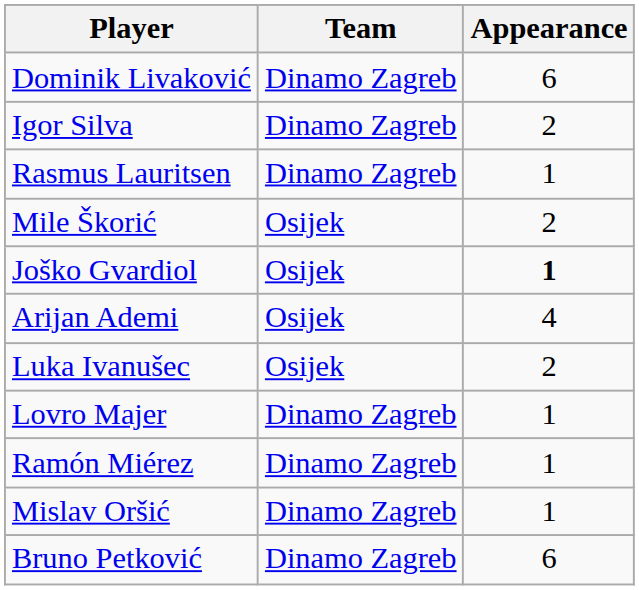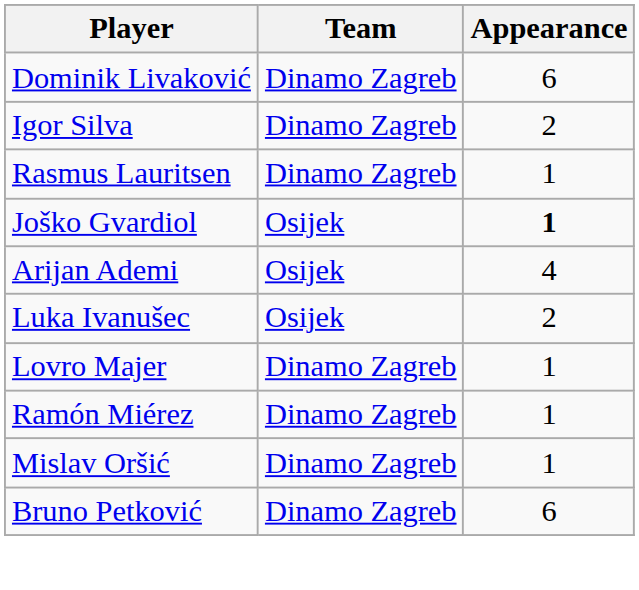- row: (84, 221)
